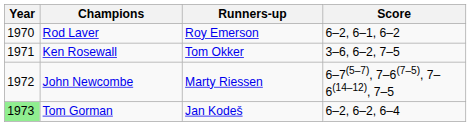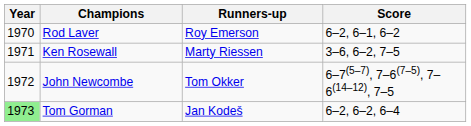(215, 52) Tom Okker -> (224, 52) Marty Riessen
(224, 82) Marty Riessen -> (215, 82) Tom Okker
